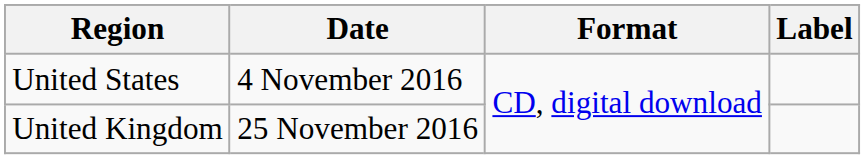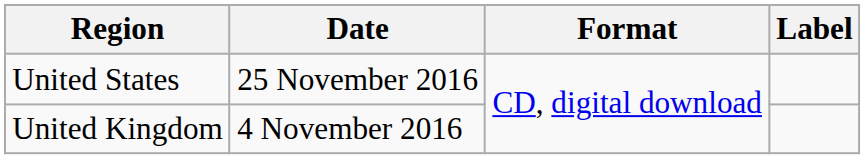(350, 78) 4 November 2016 -> (358, 78) 25 November 2016
(358, 128) 25 November 2016 -> (350, 128) 4 November 2016
